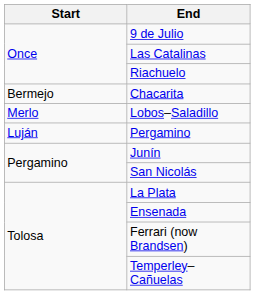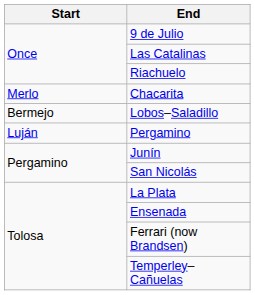(31, 93) Bermejo -> (23, 93) Merlo
(23, 113) Merlo -> (31, 113) Bermejo
